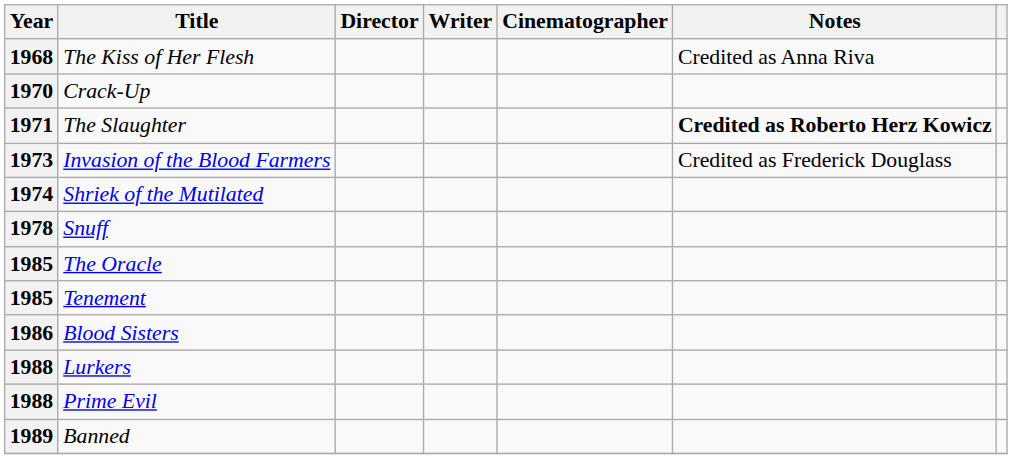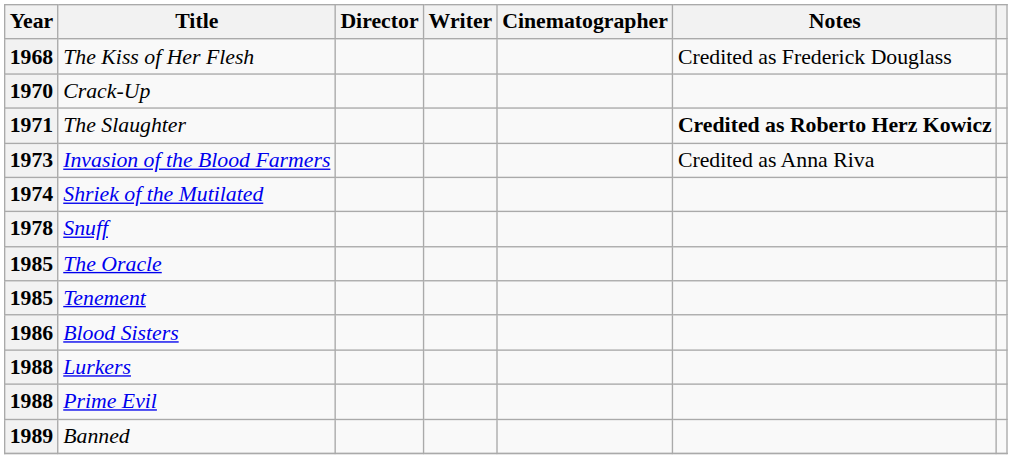(776, 56) Credited as Anna Riva -> (815, 56) Credited as Frederick Douglass
(815, 159) Credited as Frederick Douglass -> (776, 159) Credited as Anna Riva
